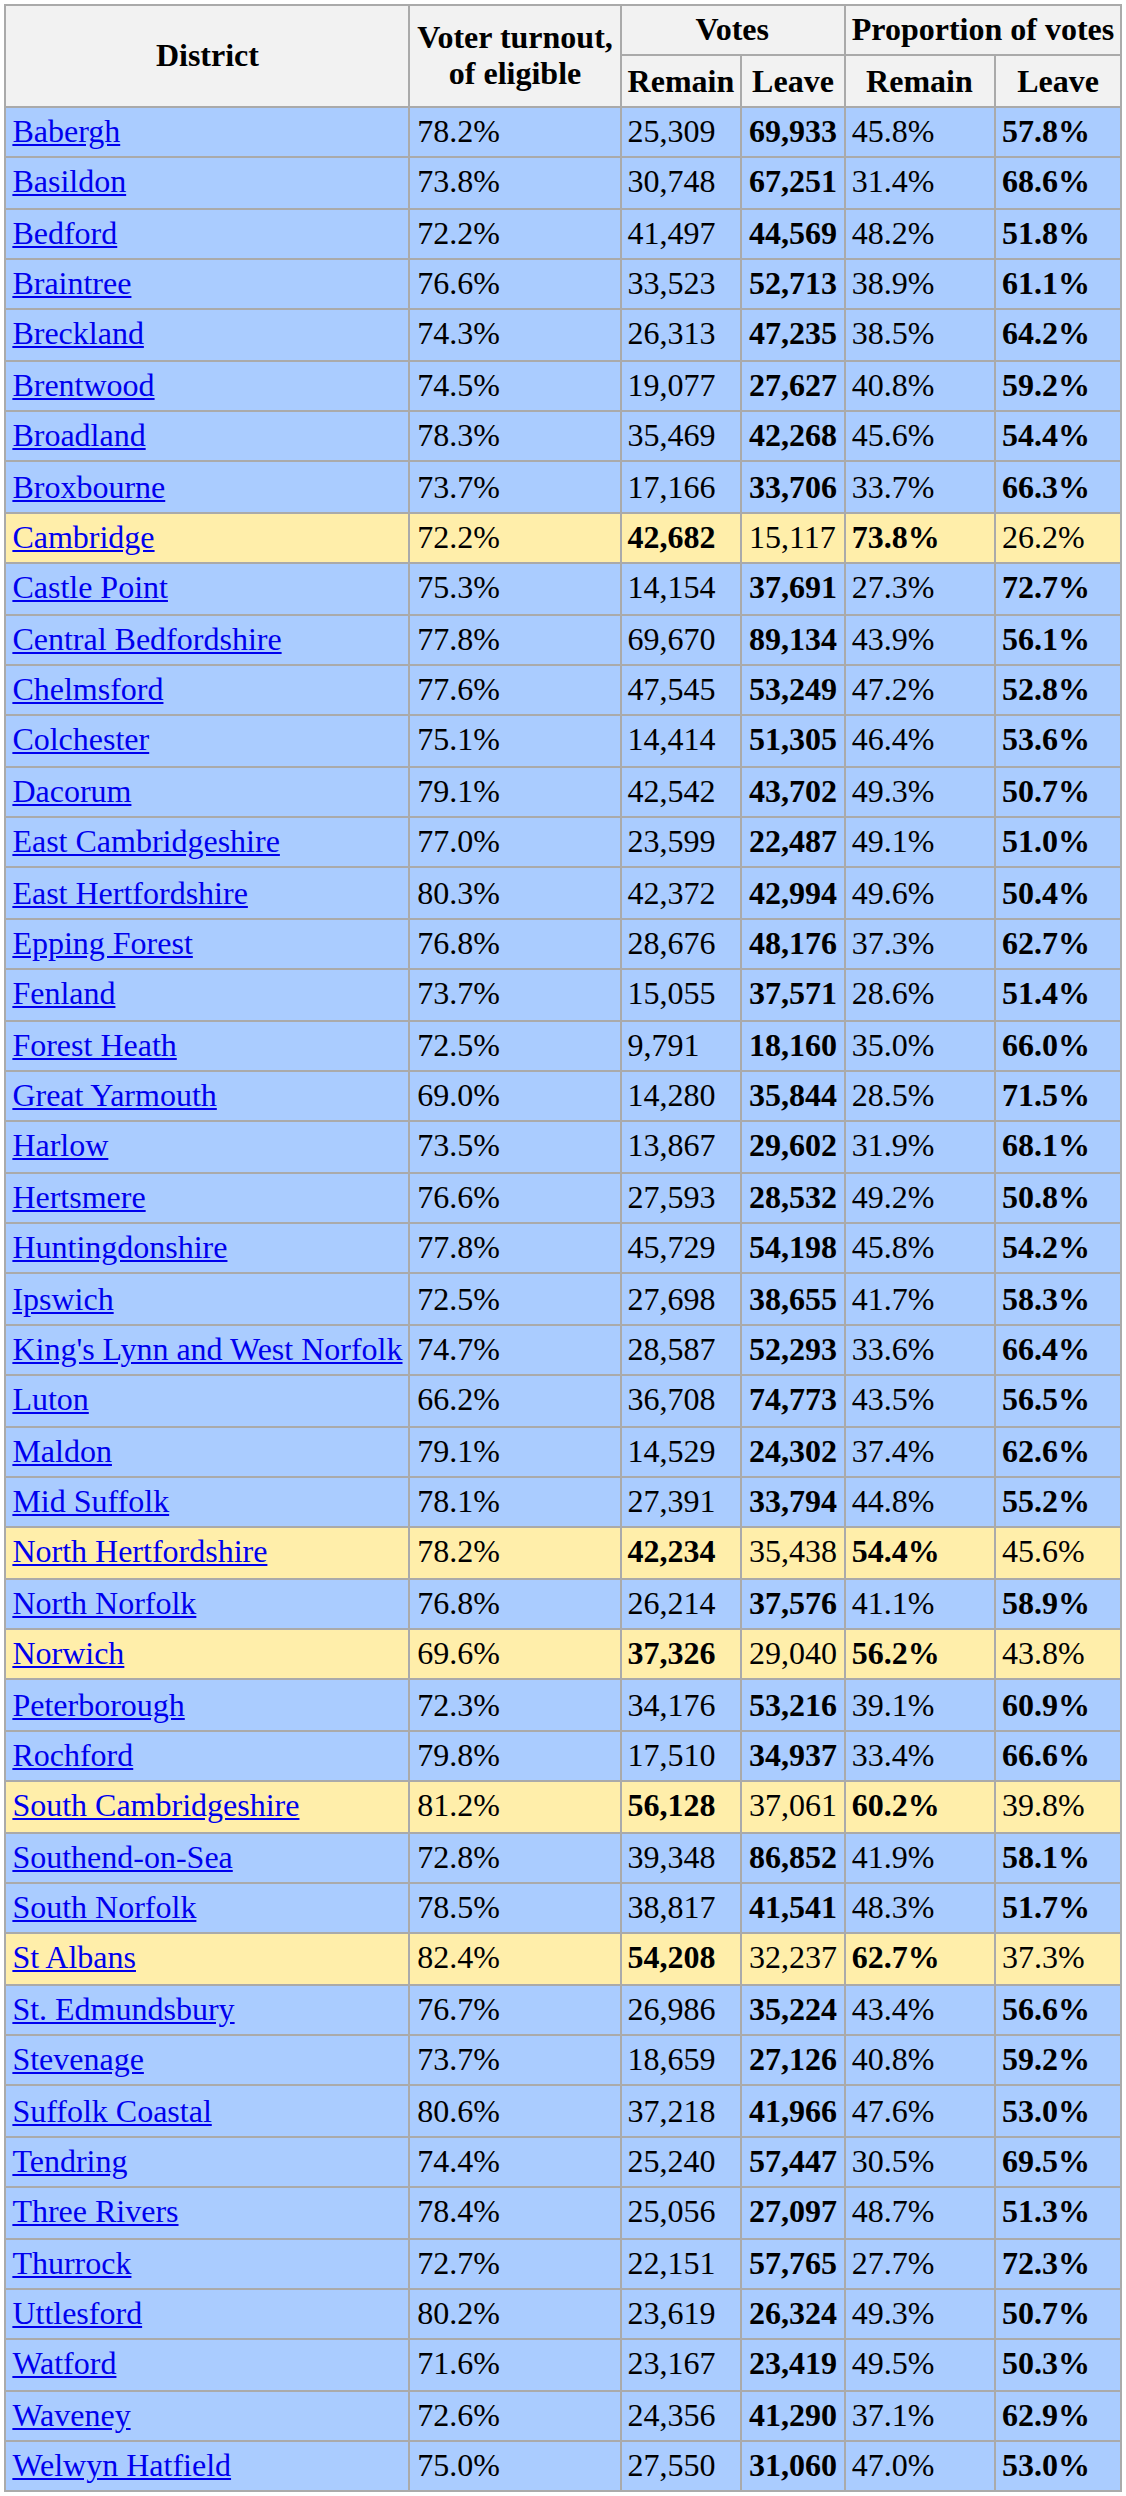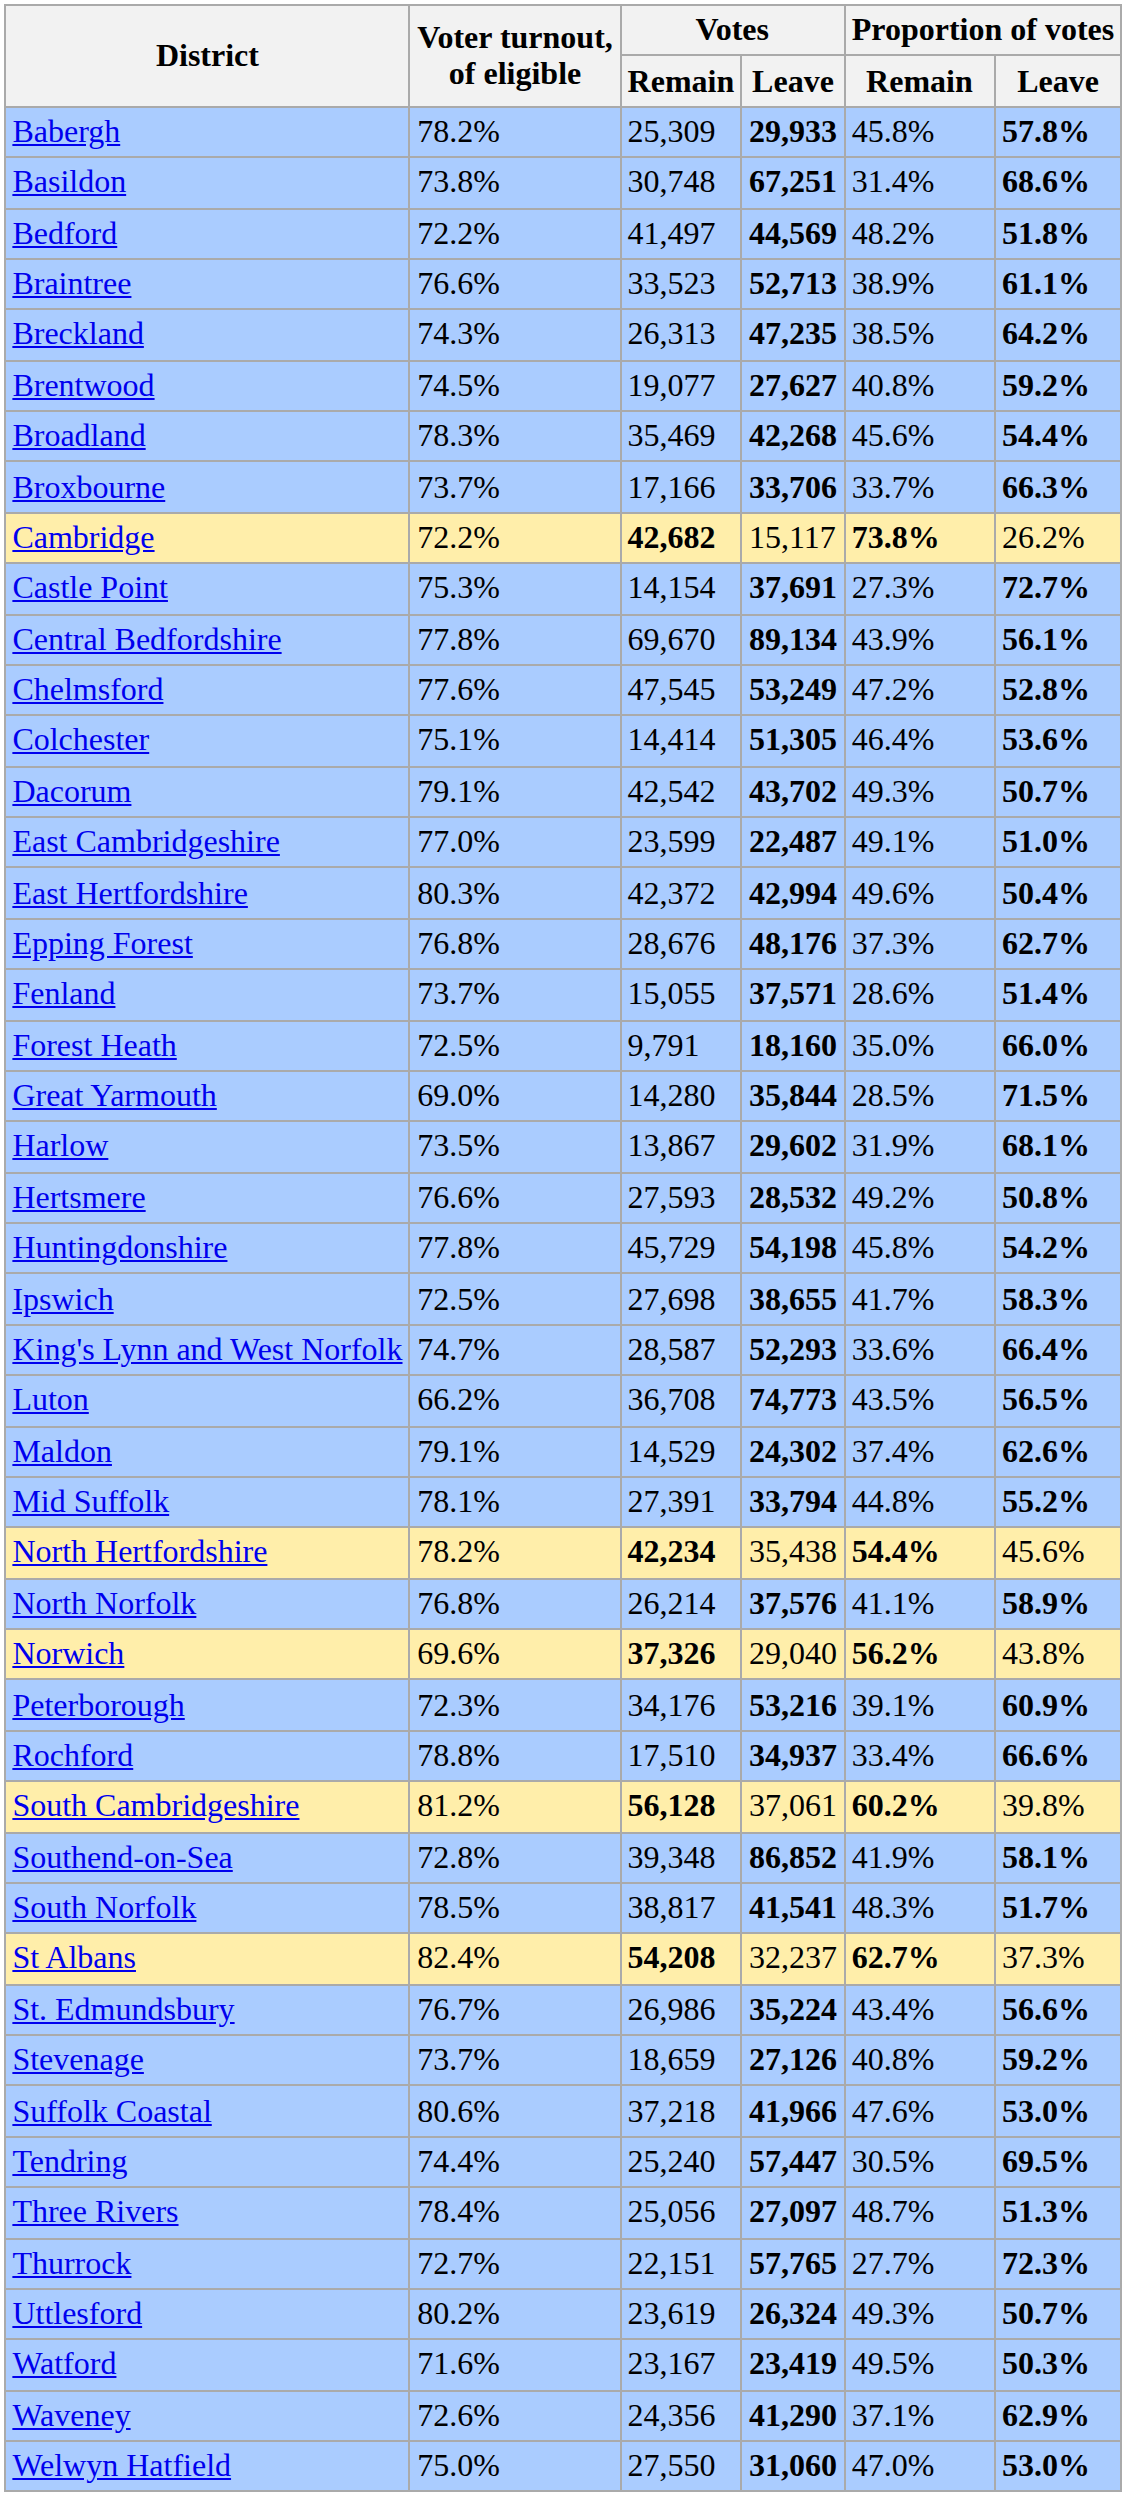(793, 131) 69,933 -> (793, 131) 29,933
(459, 1755) 79.8% -> (459, 1755) 78.8%
